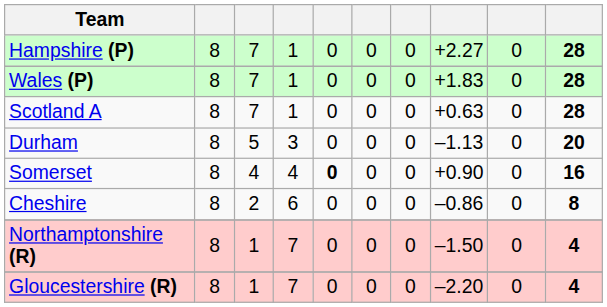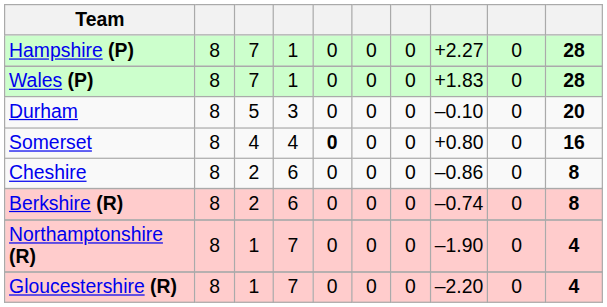- row: (55, 111)
(459, 142) –1.13 -> (459, 111) –0.10
(459, 173) +0.90 -> (459, 142) +0.80
+ row: (66, 204)
(459, 245) –1.50 -> (459, 245) –1.90
